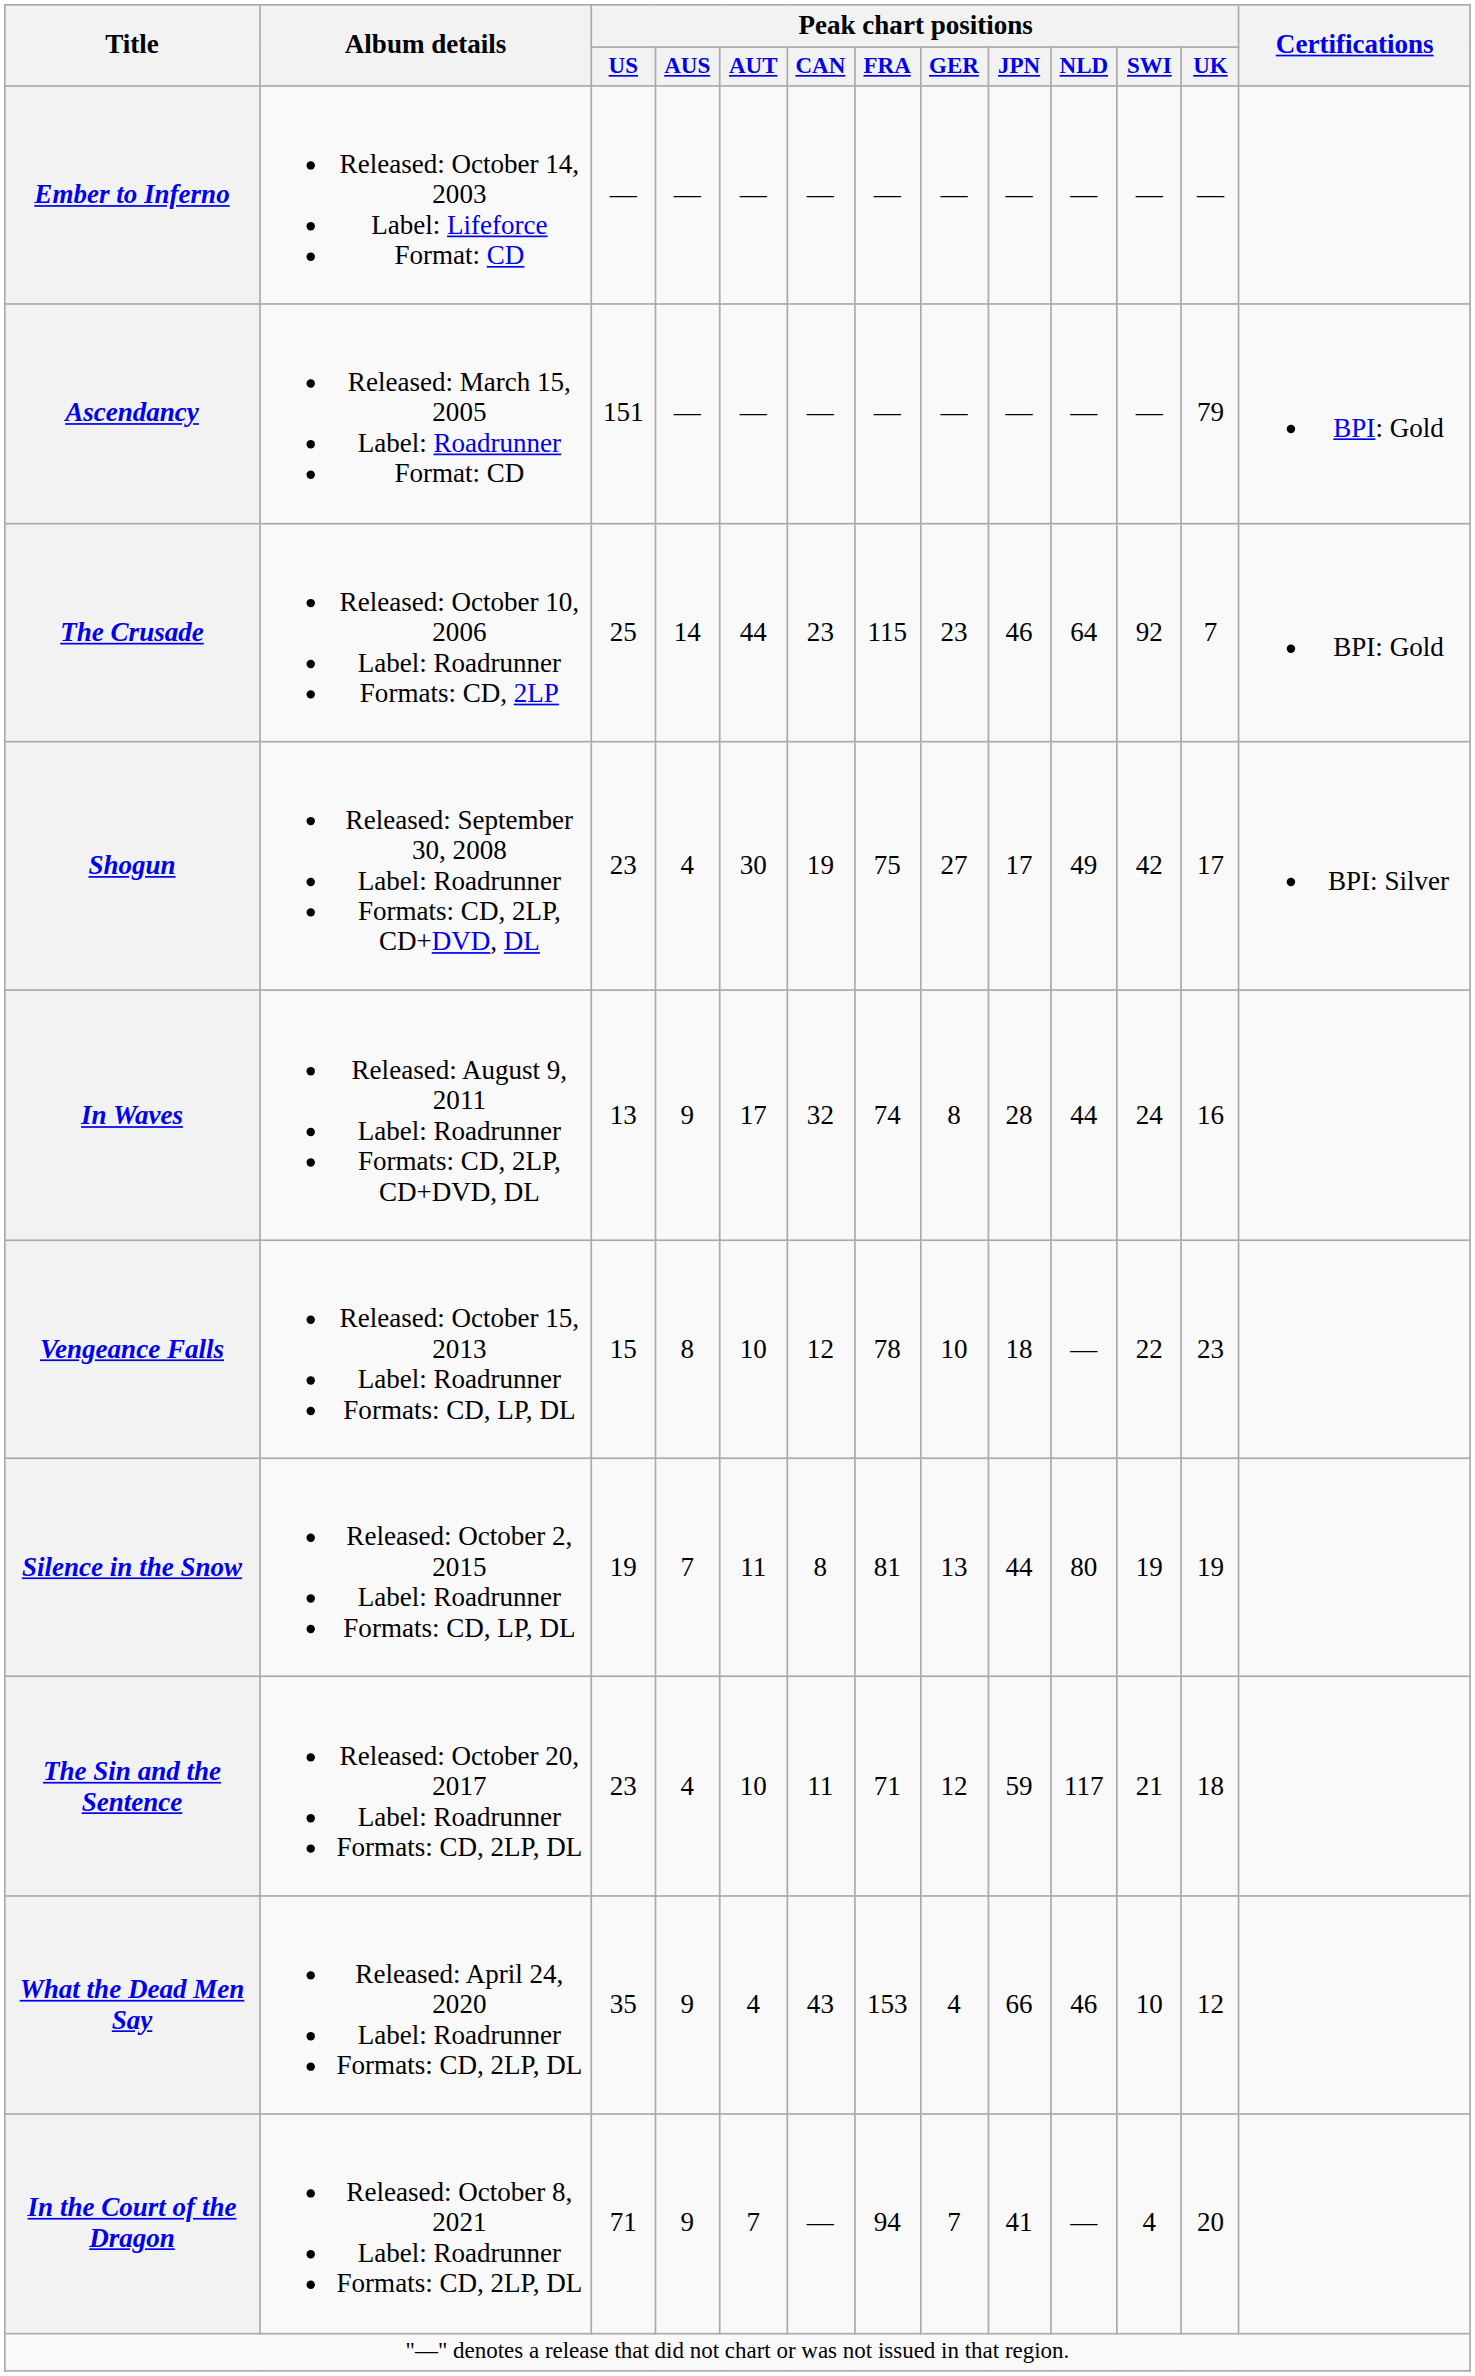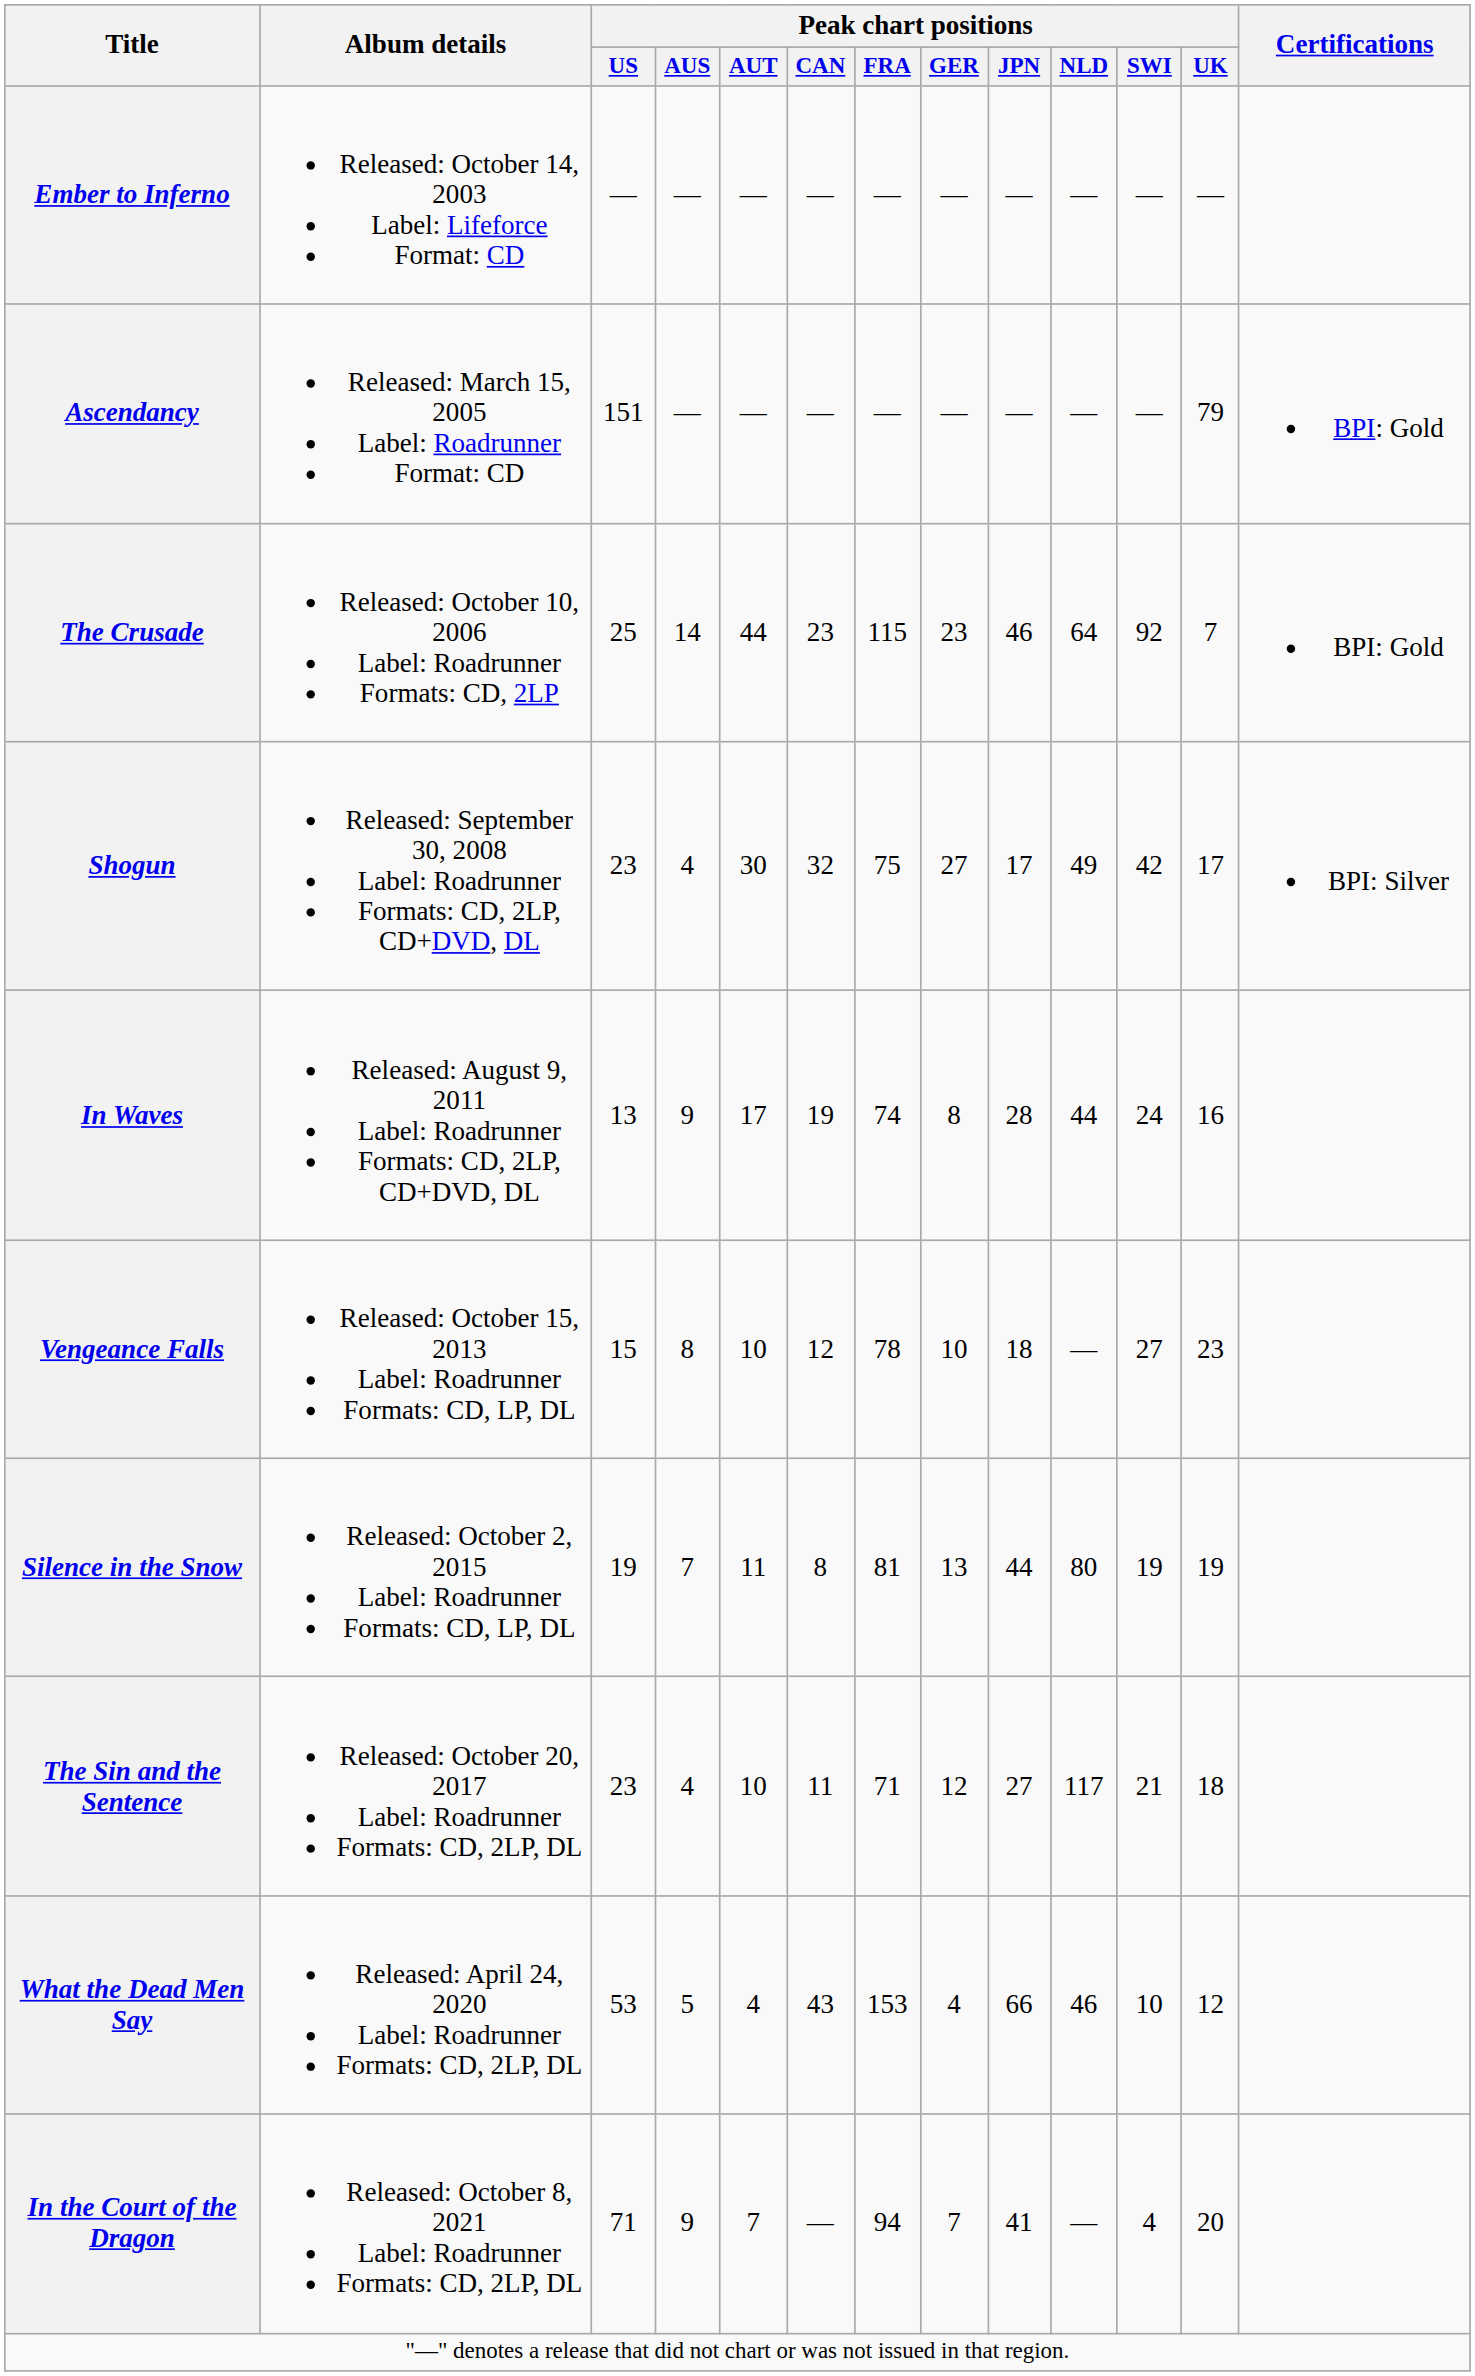(820, 865) 19 -> (820, 865) 32
(820, 1114) 32 -> (820, 1114) 19
(1149, 1348) 22 -> (1149, 1348) 27
(1019, 1785) 59 -> (1019, 1785) 27
(623, 2004) 35 -> (623, 2004) 53
(687, 2004) 9 -> (687, 2004) 5
